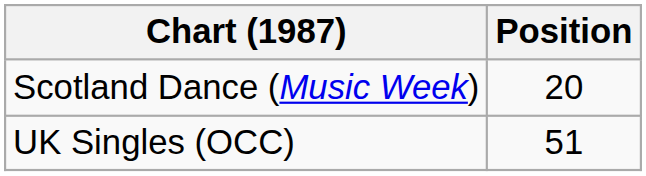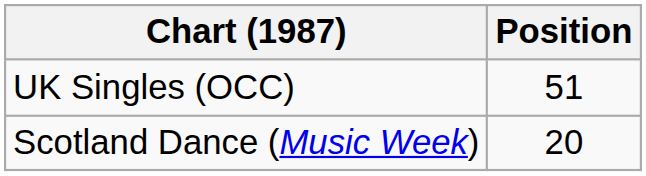rows swapped: (246, 87) <-> (154, 142)
